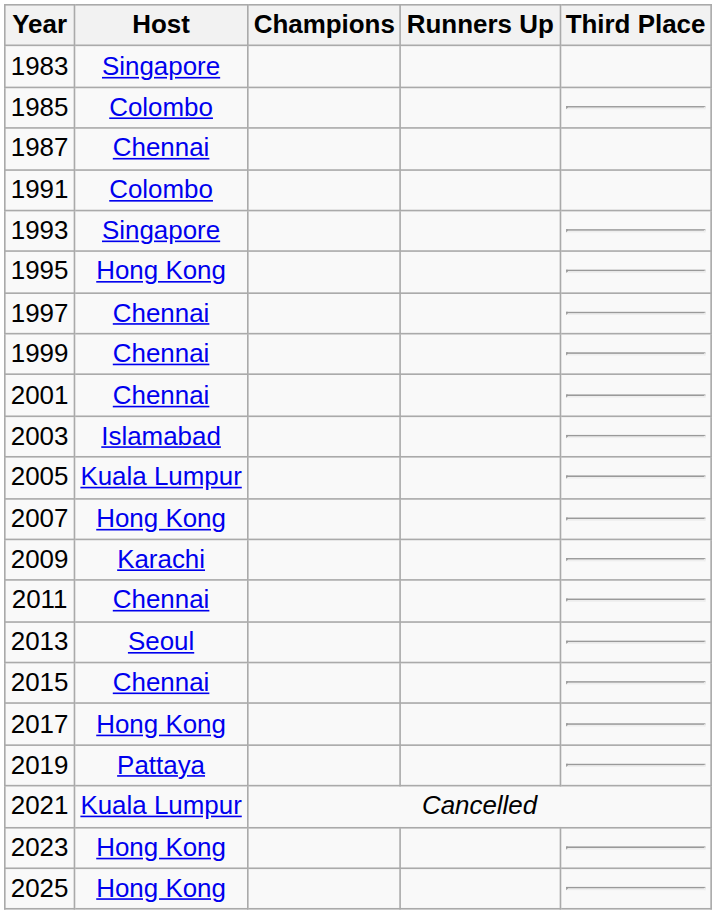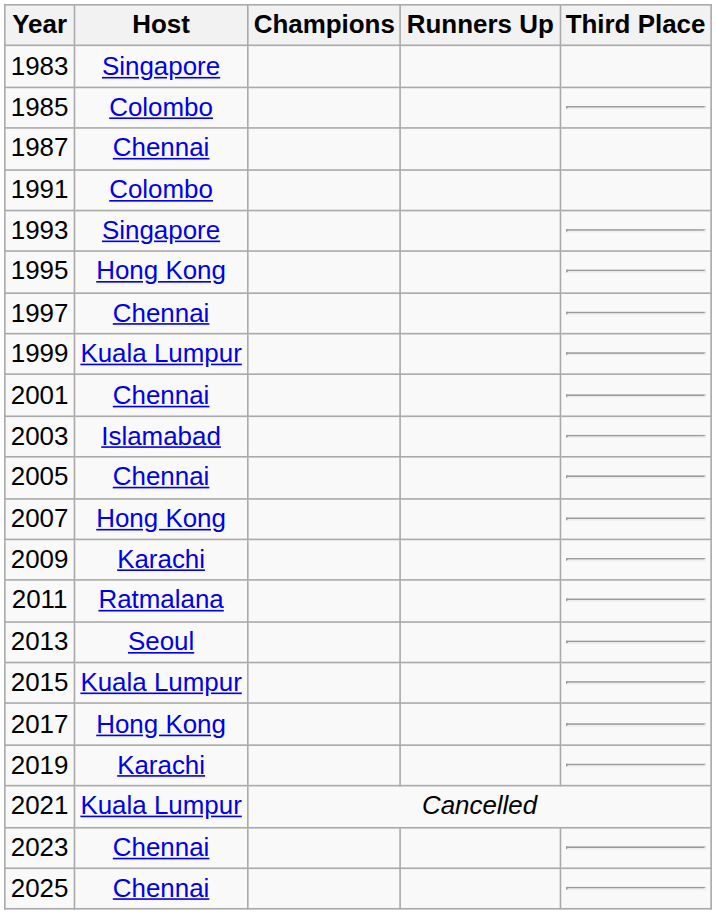(161, 353) Chennai -> (161, 353) Kuala Lumpur
(161, 477) Kuala Lumpur -> (161, 477) Chennai
(161, 600) Chennai -> (161, 600) Ratmalana
(161, 682) Chennai -> (161, 682) Kuala Lumpur
(161, 764) Pattaya -> (161, 764) Karachi
(161, 847) Hong Kong -> (161, 847) Chennai
(161, 888) Hong Kong -> (161, 888) Chennai
